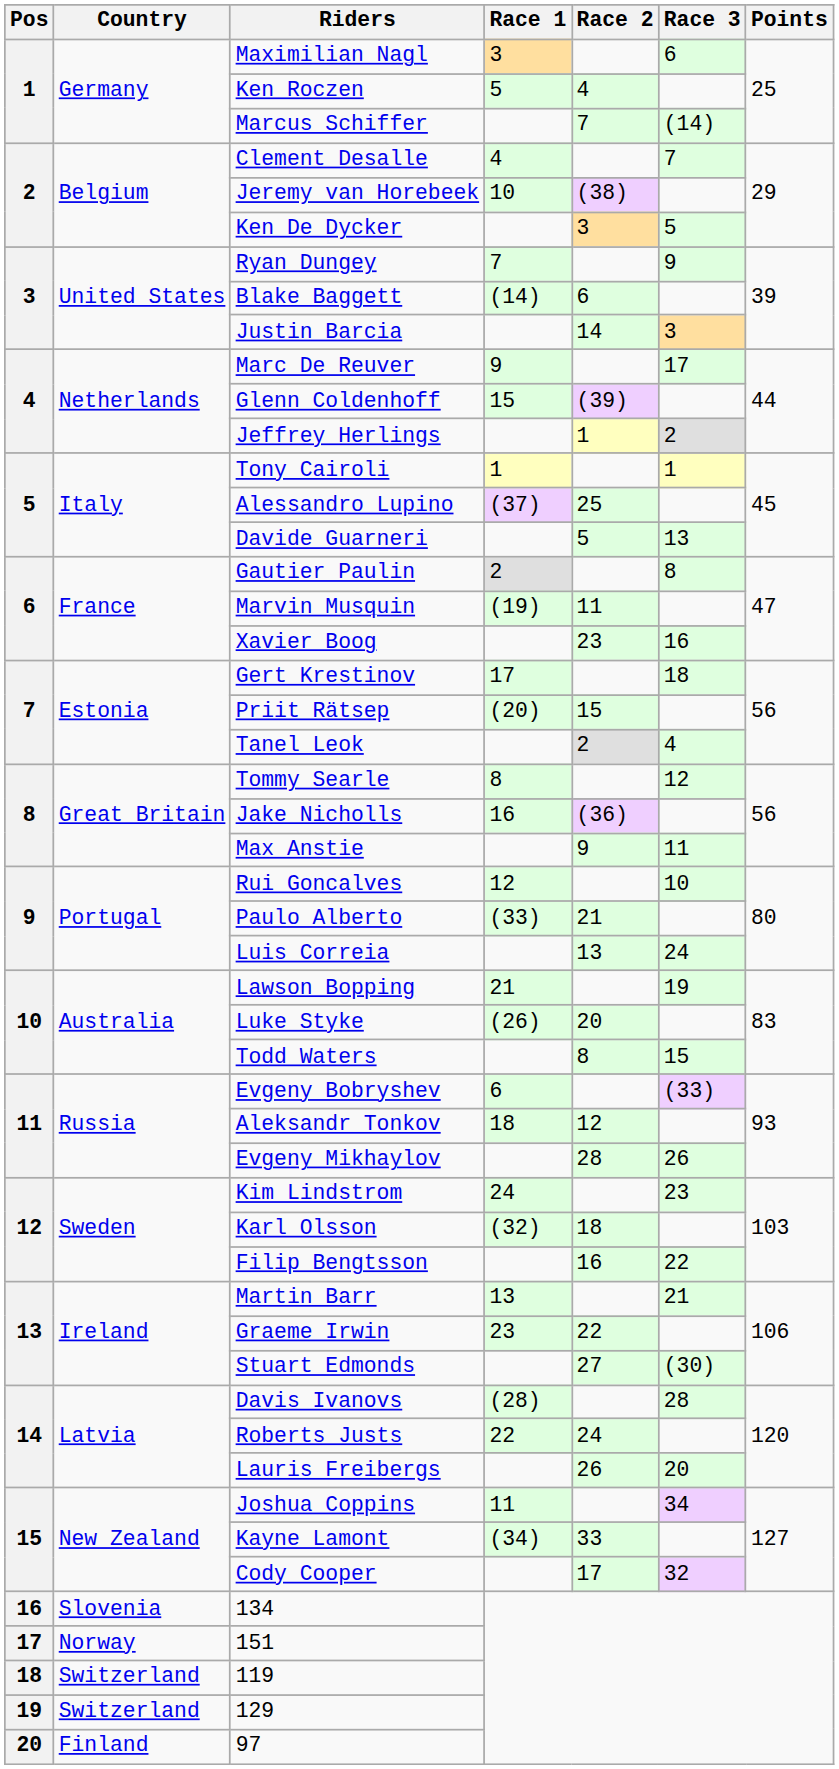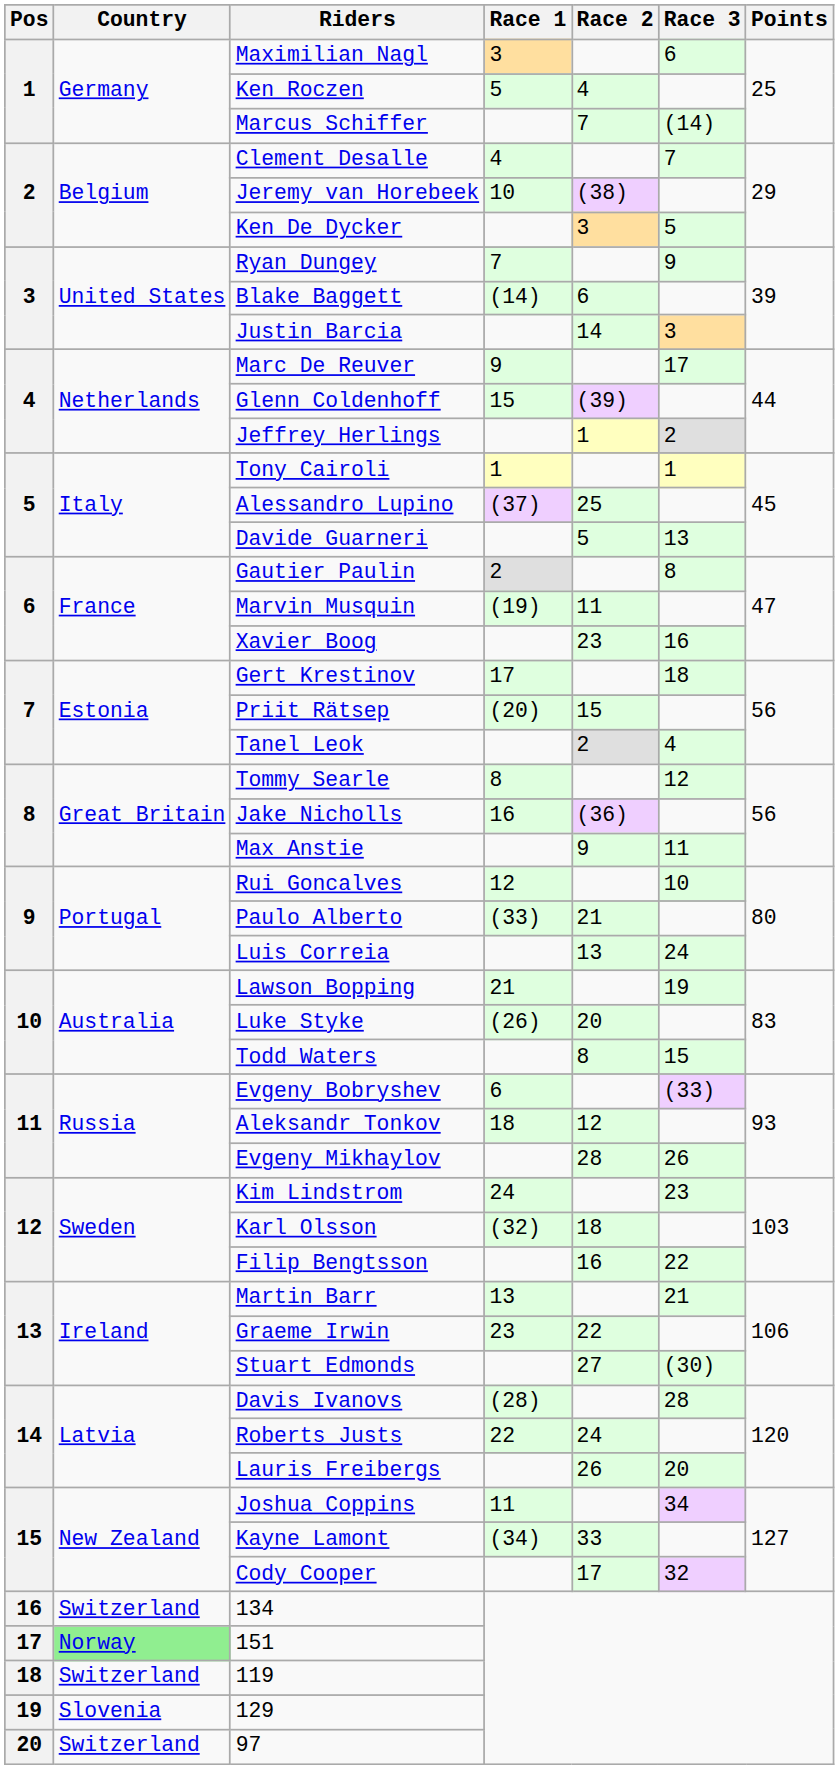(110, 1609) Slovenia -> (129, 1609) Switzerland
(97, 1644) no background -> (97, 1644) lightgreen background
(129, 1713) Switzerland -> (110, 1713) Slovenia
(104, 1747) Finland -> (129, 1747) Switzerland
